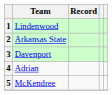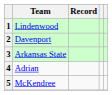(40, 40) Arkansas State -> (33, 40) Davenport
(33, 54) Davenport -> (40, 54) Arkansas State
